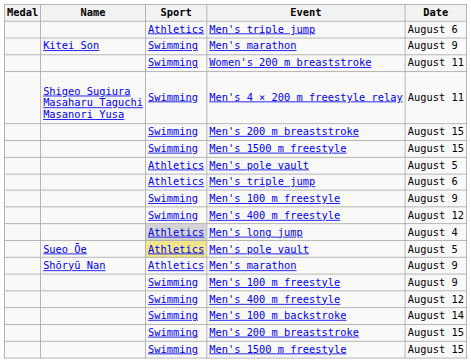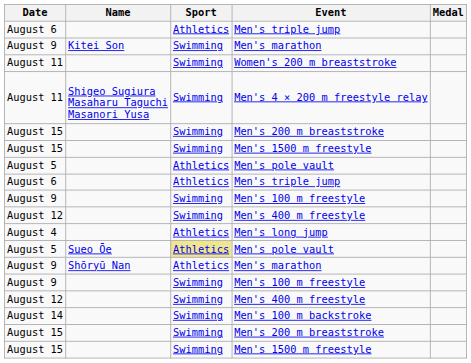columns swapped: (23, 13) <-> (436, 13)
(176, 233) lightgrey background -> (201, 233) no background
